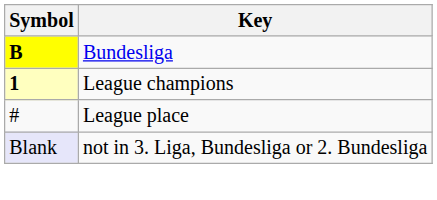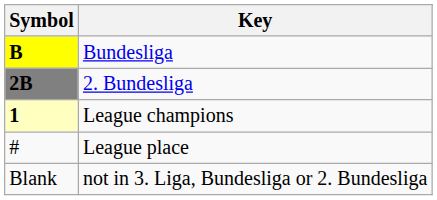+ row: (138, 83)
(33, 147) lavender background -> (33, 178) no background
